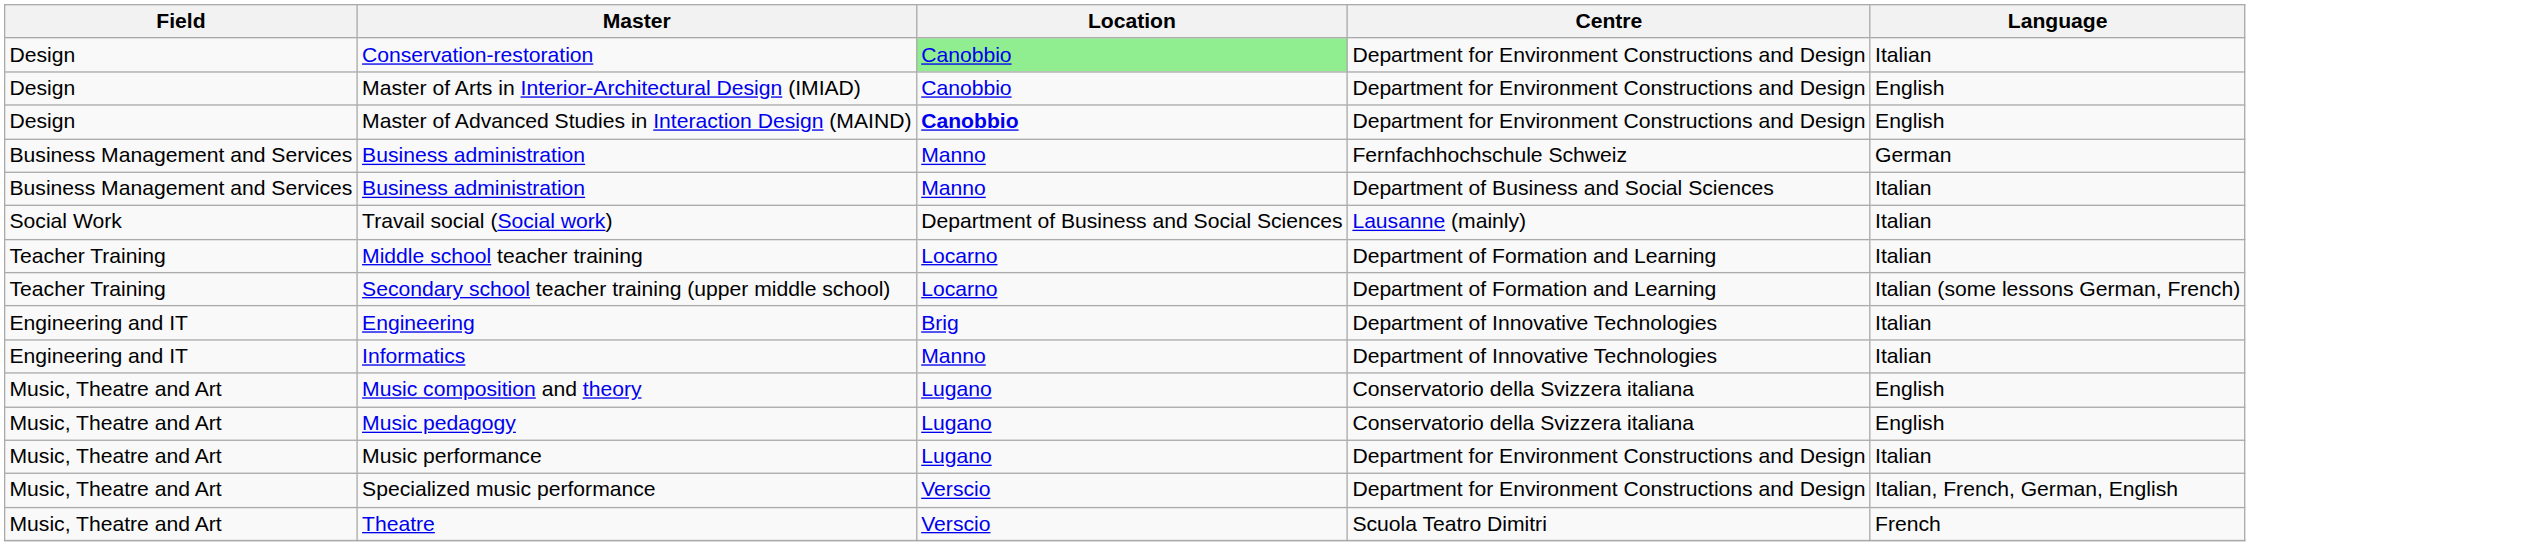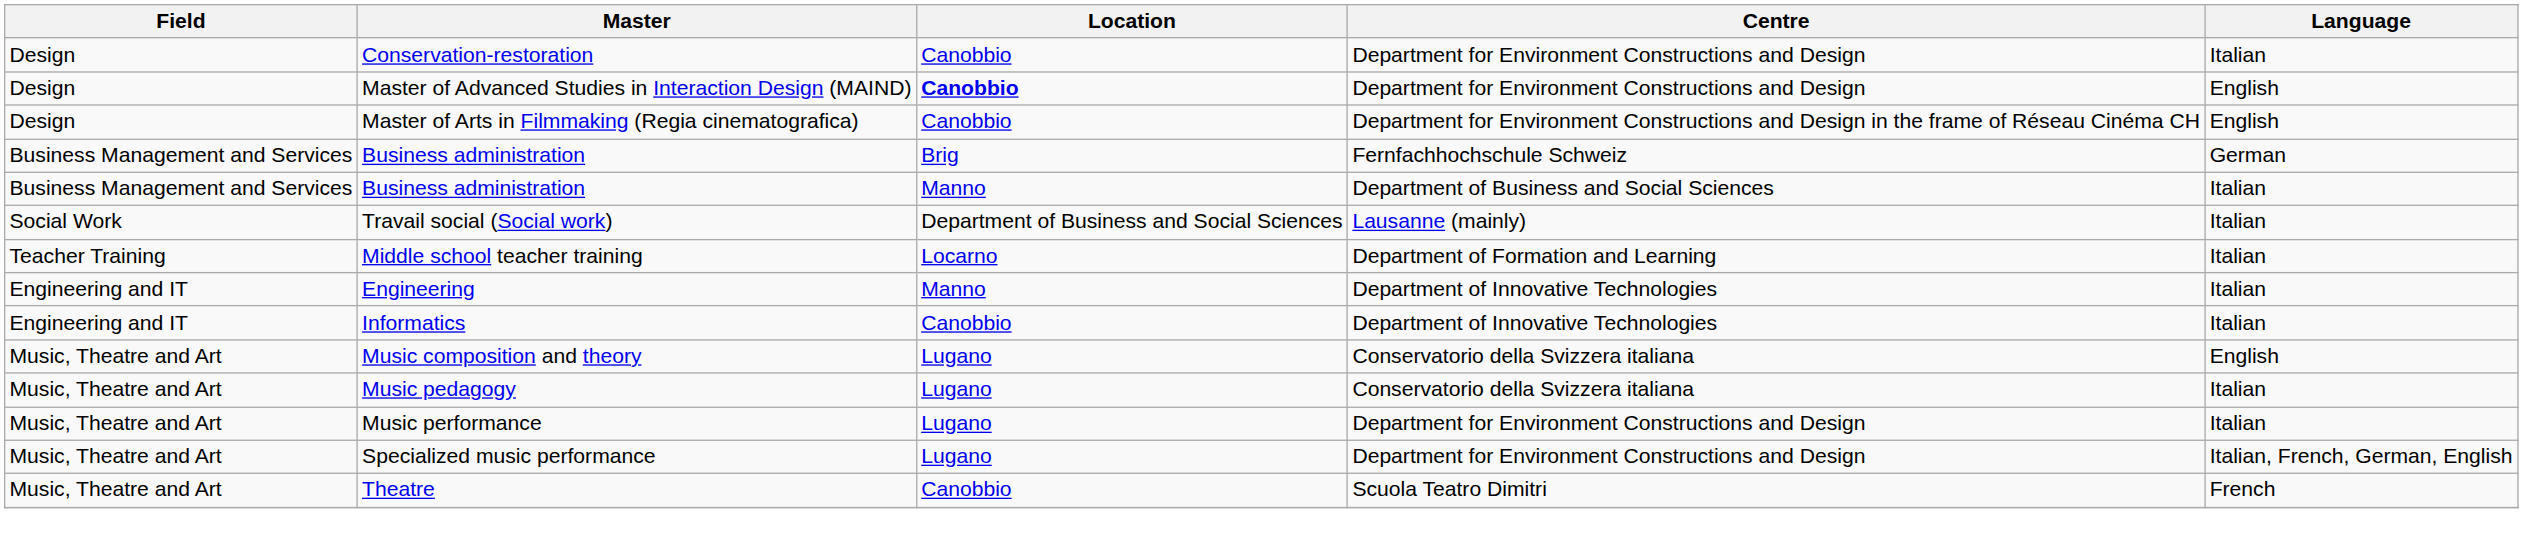(966, 54) lightgreen background -> (966, 54) no background
- row: (611, 88)
+ row: (610, 121)
(953, 155) Manno -> (940, 155) Brig
- row: (626, 289)
(940, 322) Brig -> (953, 289) Manno
(953, 356) Manno -> (966, 322) Canobbio
(1910, 423) English -> (2238, 389) Italian
(956, 490) Verscio -> (956, 456) Lugano
(956, 523) Verscio -> (966, 490) Canobbio
